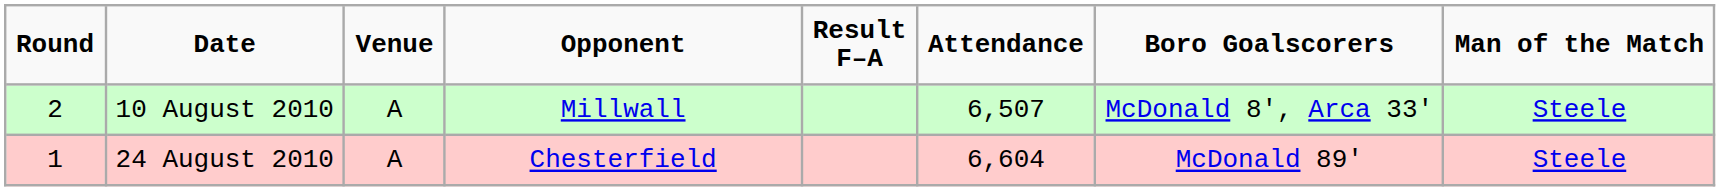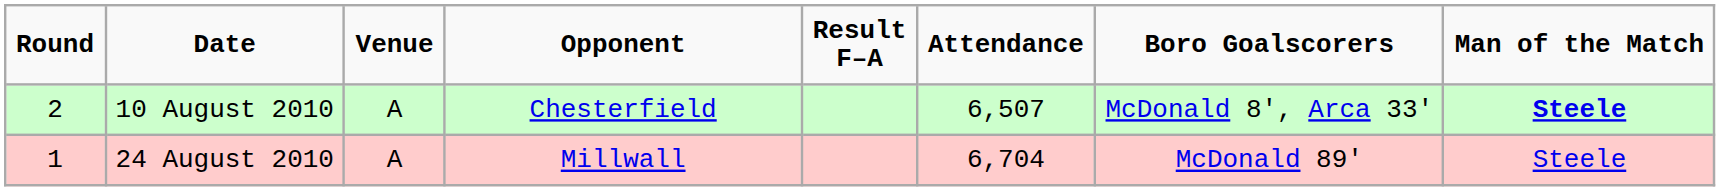(623, 110) Millwall -> (623, 110) Chesterfield
(1579, 110) normal -> (1579, 110) bold
(623, 160) Chesterfield -> (623, 160) Millwall
(1006, 160) 6,604 -> (1006, 160) 6,704
